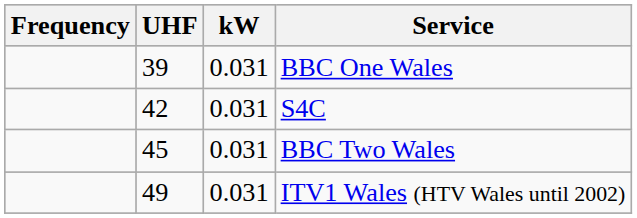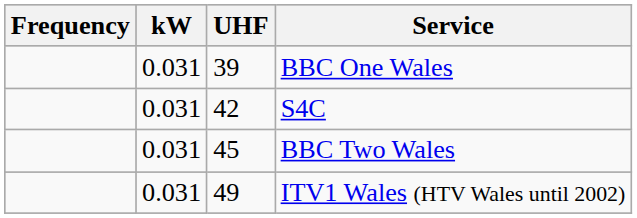columns swapped: (170, 25) <-> (239, 25)
